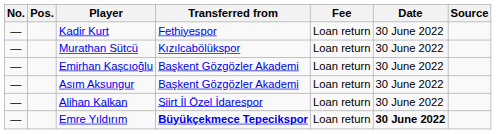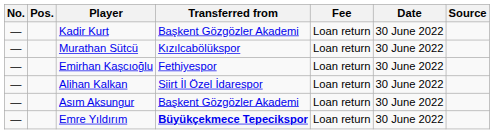(187, 31) Fethiyespor -> (228, 31) Başkent Gözgözler Akademi
(228, 66) Başkent Gözgözler Akademi -> (187, 66) Fethiyespor
rows swapped: (93, 102) <-> (97, 84)
(410, 119) bold -> (410, 119) normal
